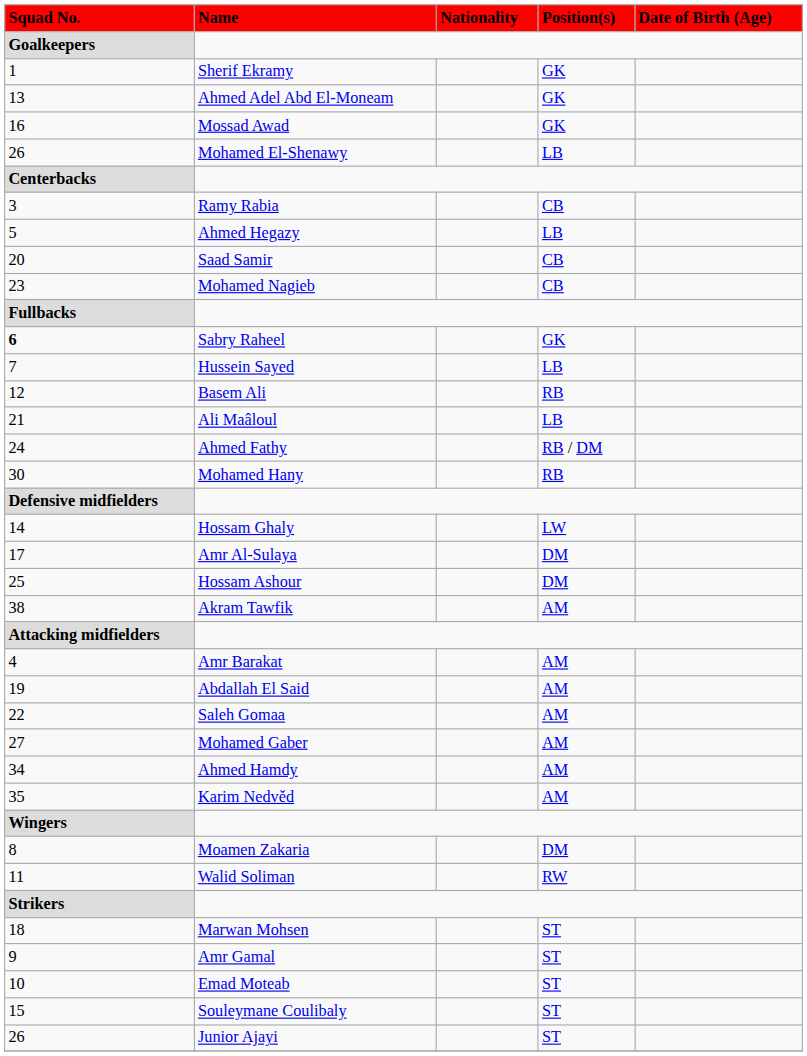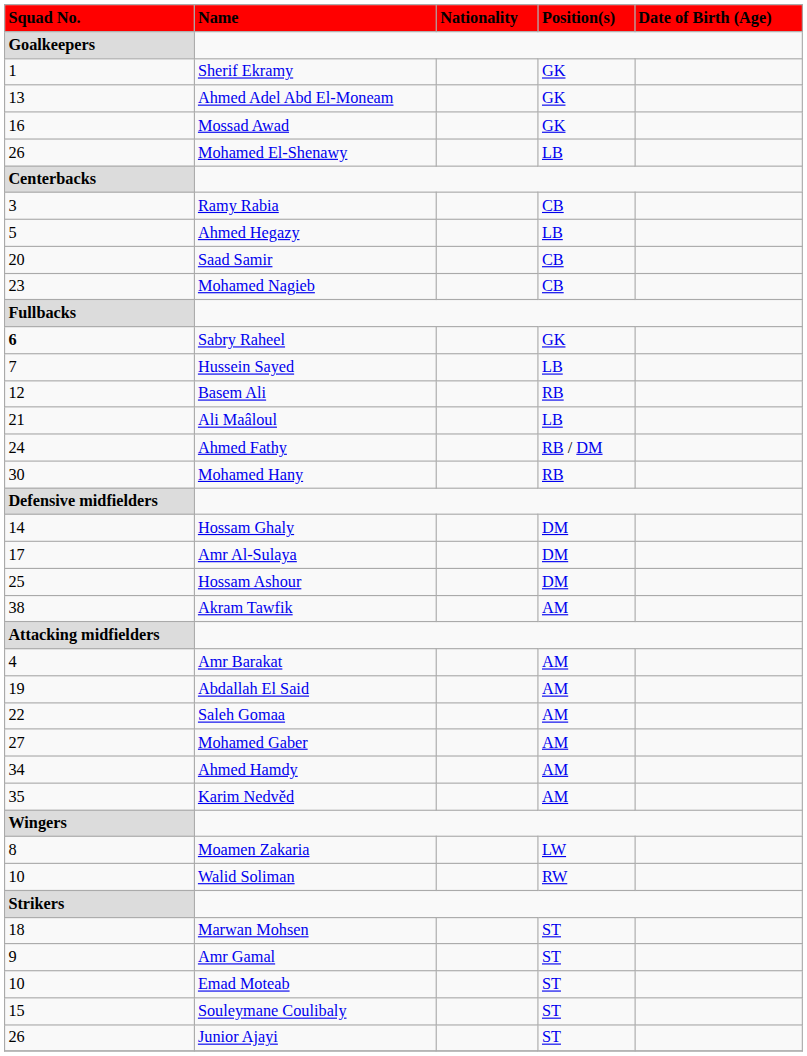(554, 528) LW -> (555, 528) DM
(555, 850) DM -> (554, 850) LW
(16, 877) 11 -> (17, 877) 10
